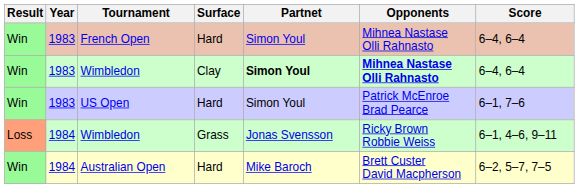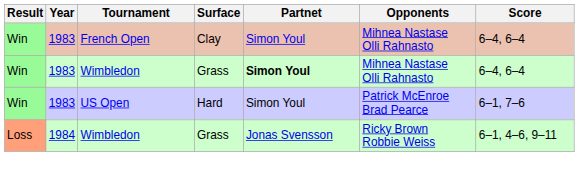(210, 39) Hard -> (209, 39) Clay
(209, 71) Clay -> (213, 71) Grass
(407, 71) bold -> (405, 71) normal
- row: (17, 167)
